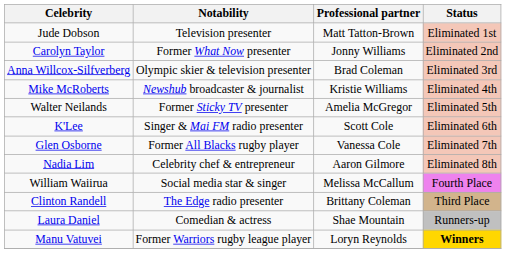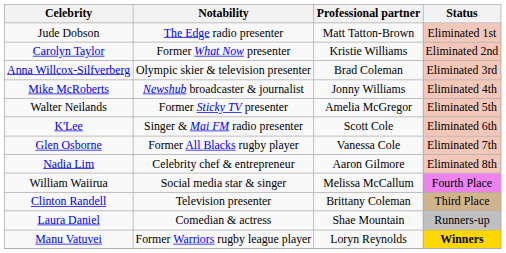(223, 32) Television presenter -> (223, 32) The Edge radio presenter
(368, 51) Jonny Williams -> (368, 51) Kristie Williams
(368, 88) Kristie Williams -> (368, 88) Jonny Williams
(223, 201) The Edge radio presenter -> (223, 201) Television presenter
